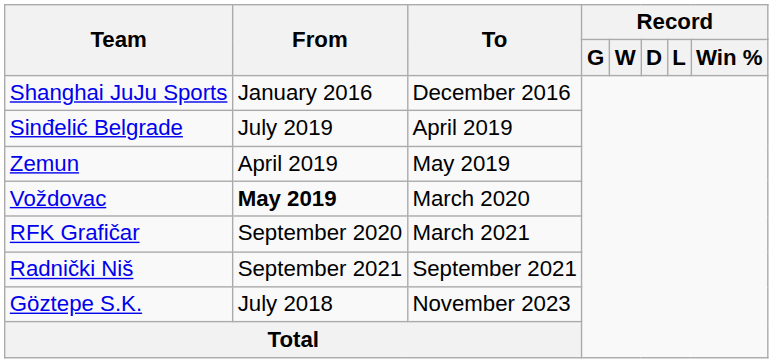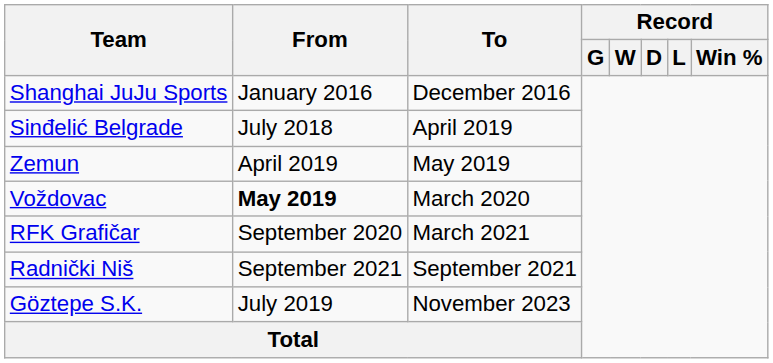(285, 127) July 2019 -> (285, 127) July 2018
(285, 304) July 2018 -> (285, 304) July 2019
